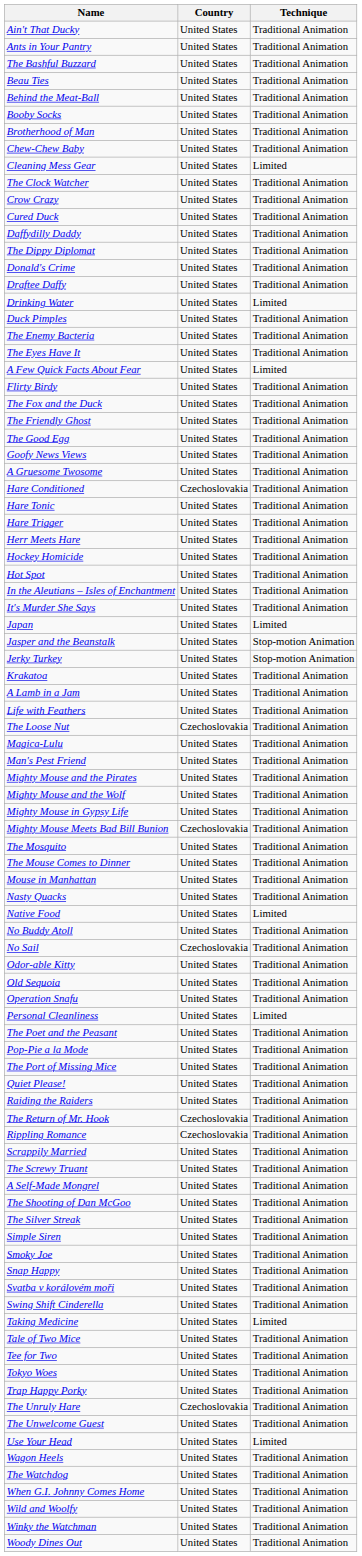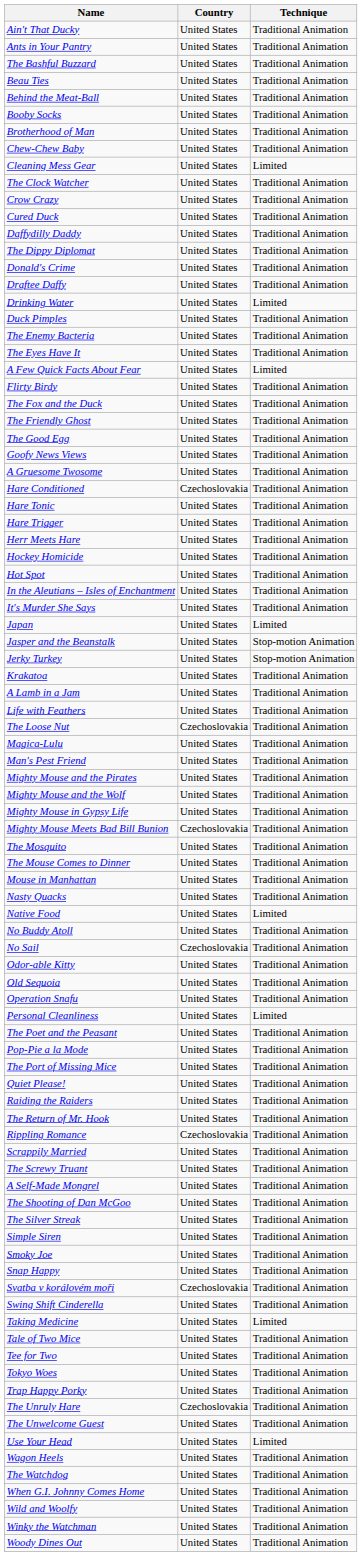(214, 1118) Czechoslovakia -> (209, 1118) United States
(209, 1288) United States -> (214, 1288) Czechoslovakia
